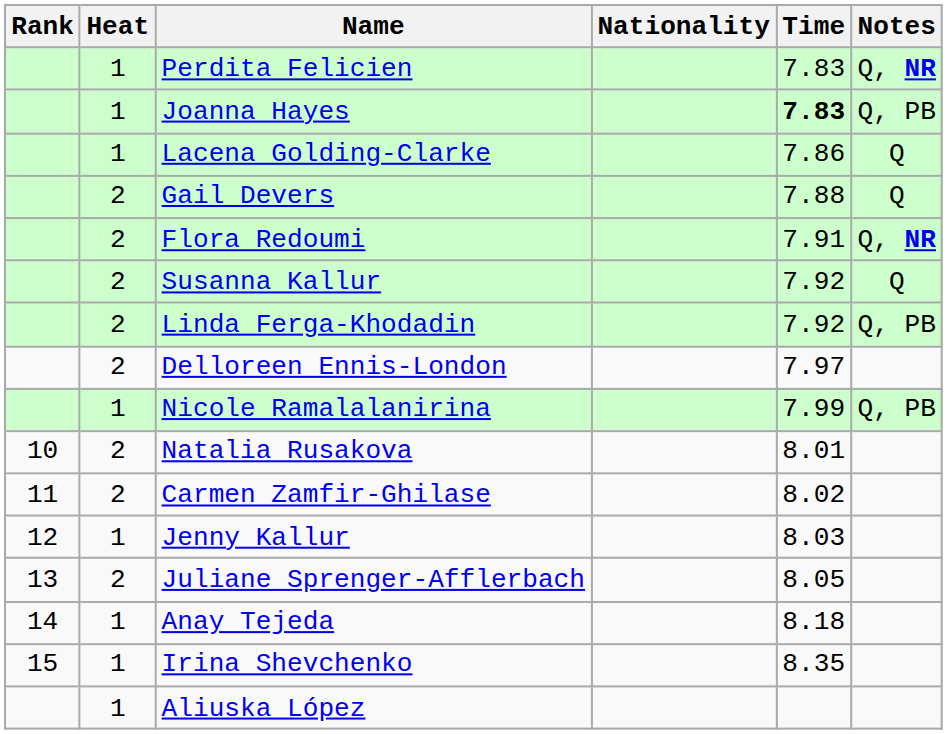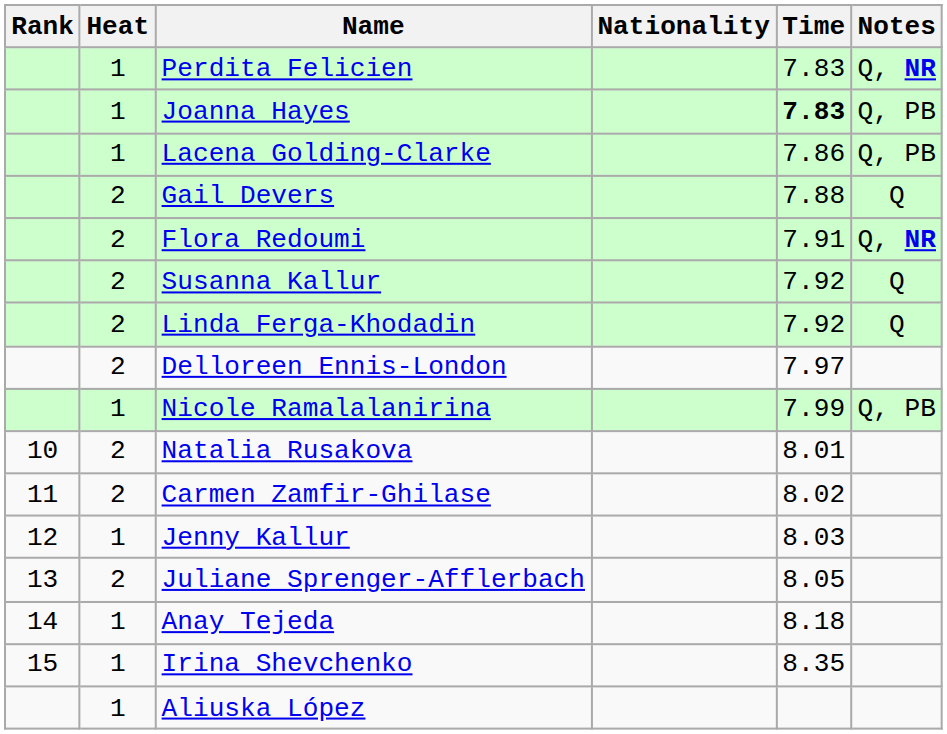(897, 154) Q -> (897, 154) Q, PB
(897, 324) Q, PB -> (897, 324) Q
